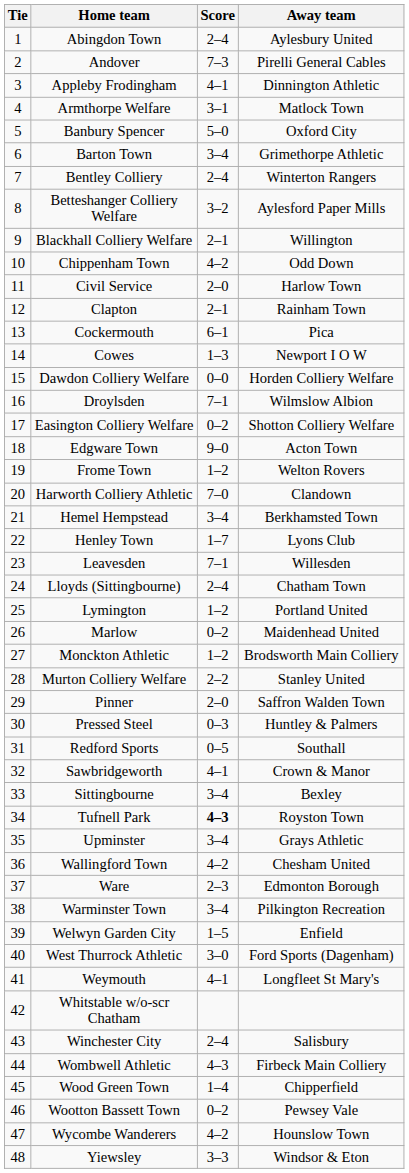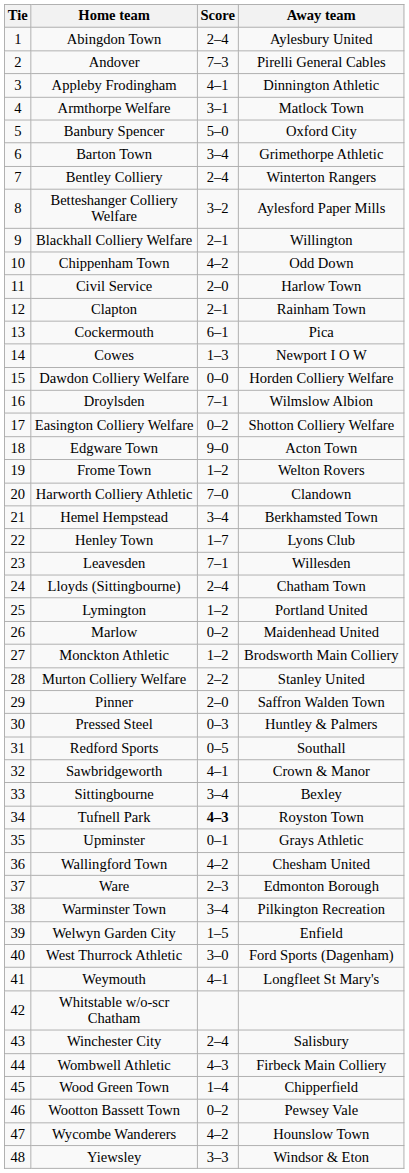(218, 840) 3–4 -> (218, 840) 0–1
